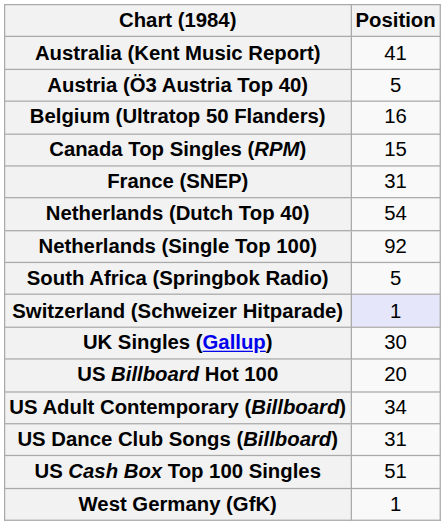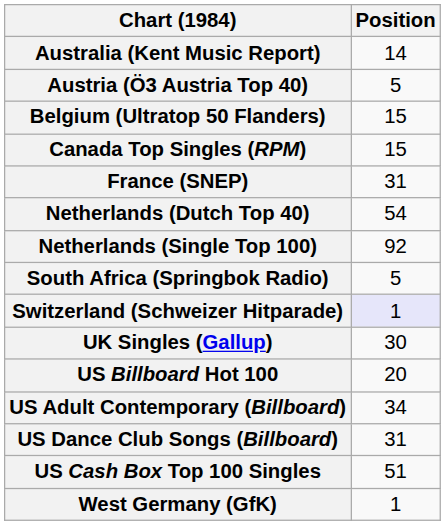(396, 52) 41 -> (396, 52) 14
(396, 117) 16 -> (396, 117) 15
